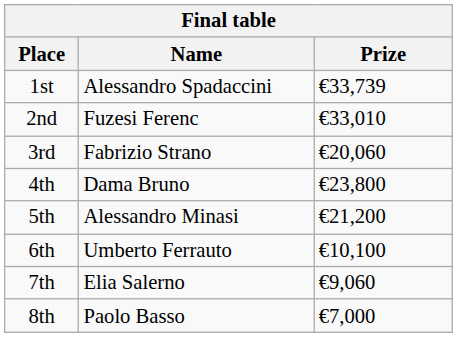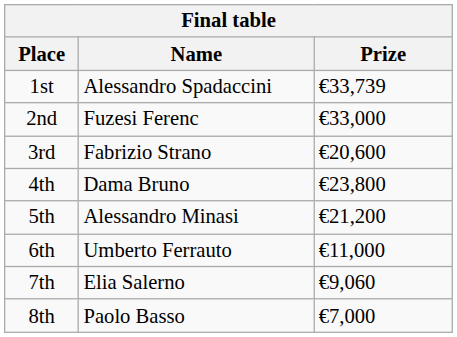(352, 119) €33,010 -> (352, 119) €33,000
(352, 151) €20,060 -> (352, 151) €20,600
(352, 250) €10,100 -> (352, 250) €11,000
